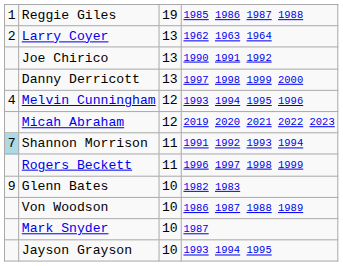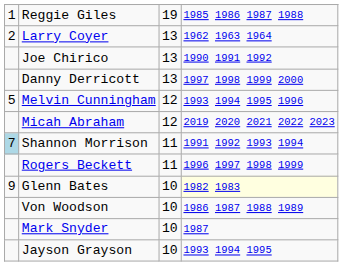(12, 101) 4 -> (12, 101) 5
(212, 186) no background -> (212, 186) lightyellow background
